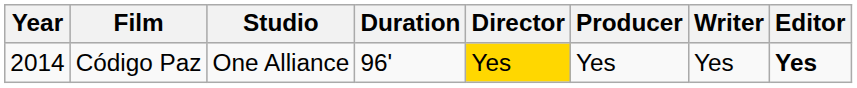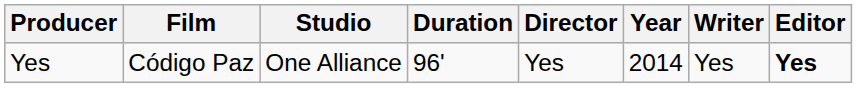columns swapped: (37, 23) <-> (629, 23)
(491, 62) gold background -> (544, 62) no background
